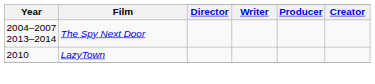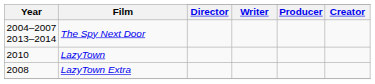+ row: (96, 70)
